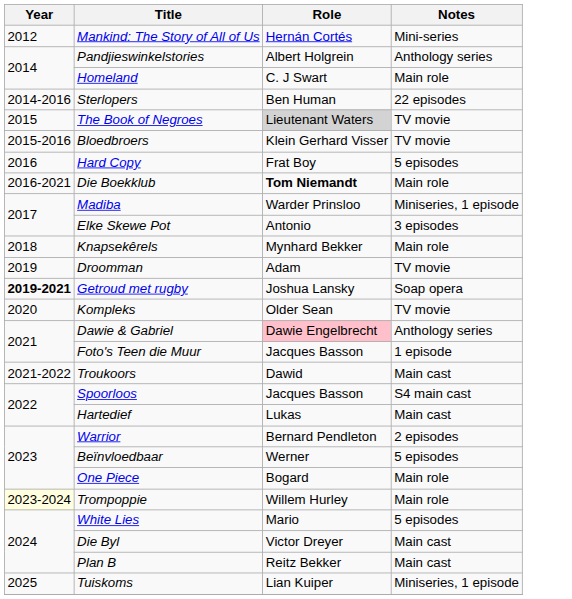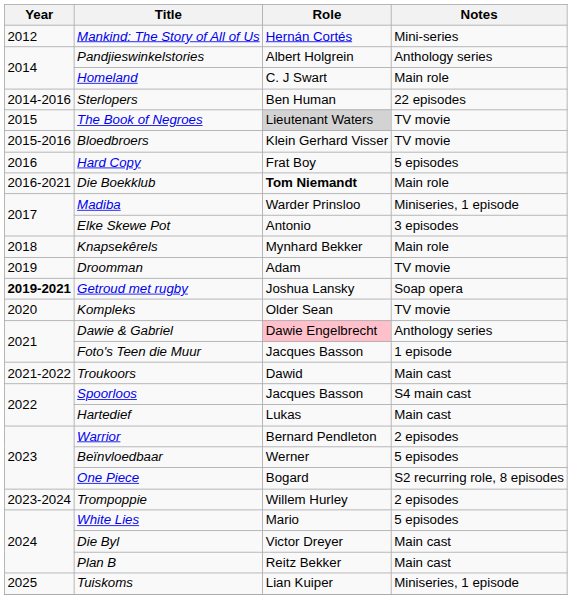(421, 478) Main role -> (479, 478) S2 recurring role, 8 episodes
(39, 499) lightyellow background -> (39, 499) no background
(421, 499) Main role -> (426, 499) 2 episodes
